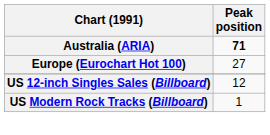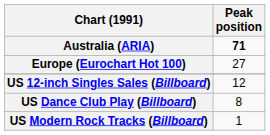+ row: (109, 102)
